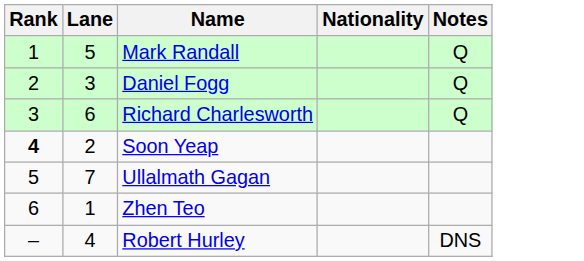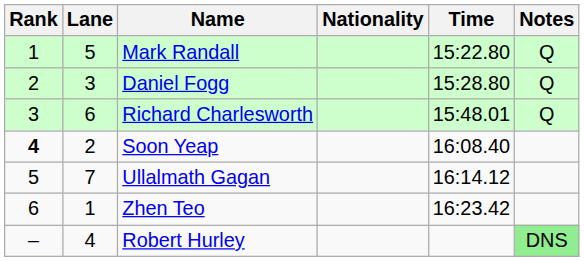+ column: (471, 20)
(460, 240) no background -> (547, 240) lightgreen background
